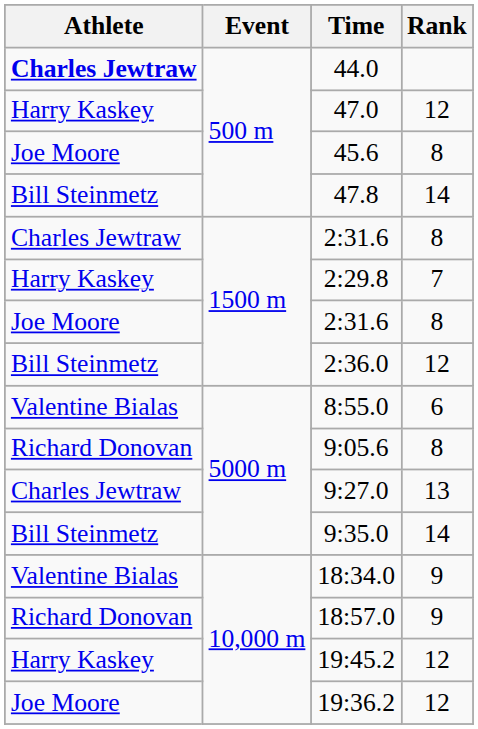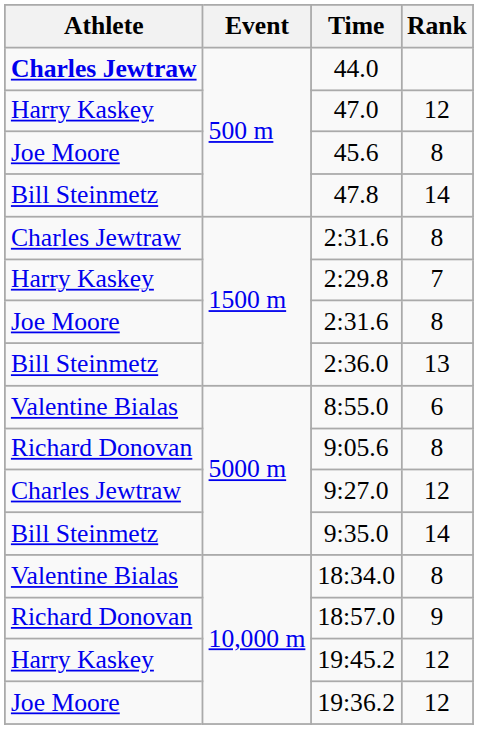(437, 364) 12 -> (437, 364) 13
(437, 491) 13 -> (437, 491) 12
(437, 575) 9 -> (437, 575) 8
